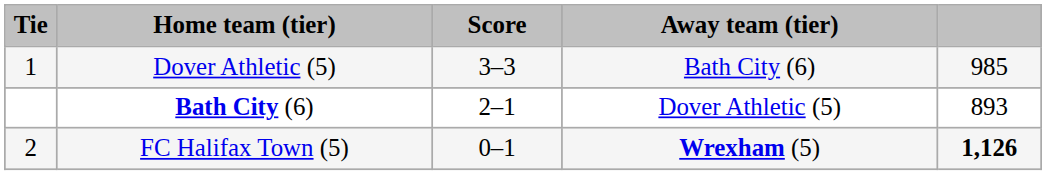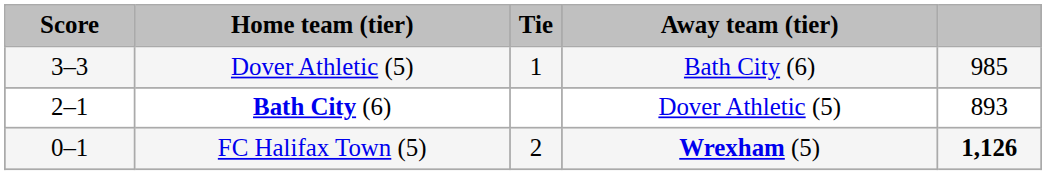columns swapped: (31, 25) <-> (497, 25)
